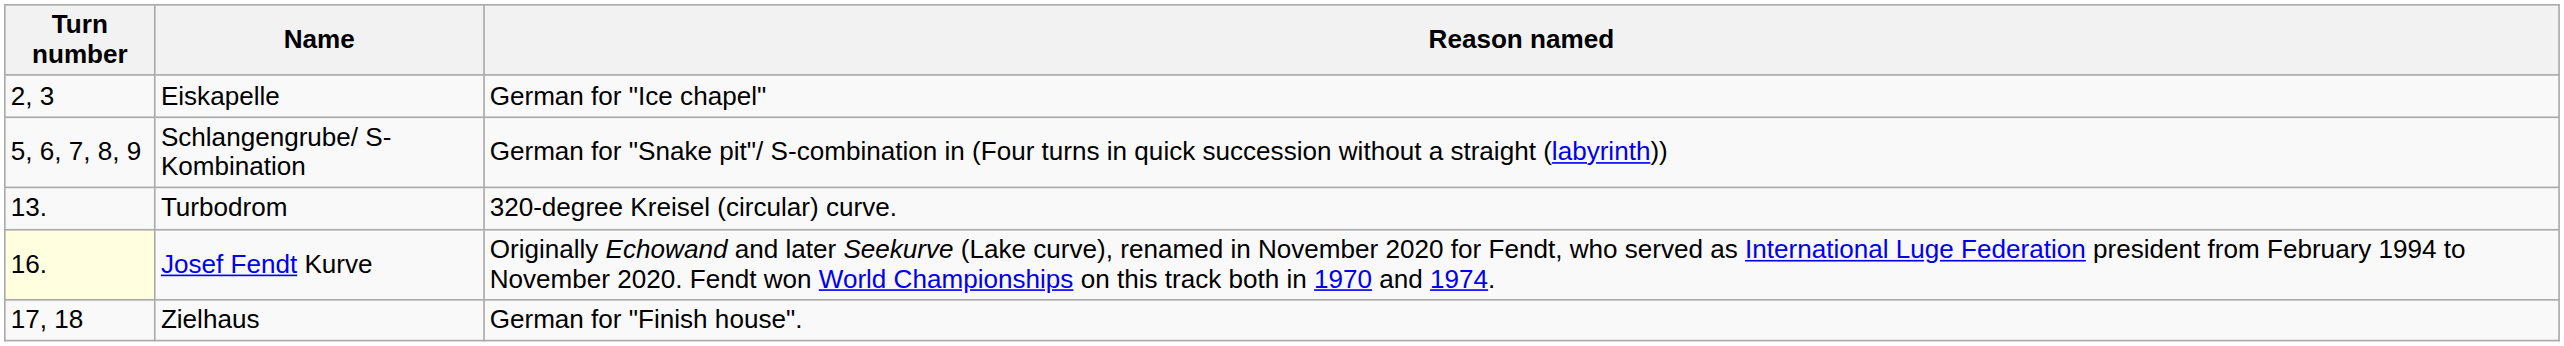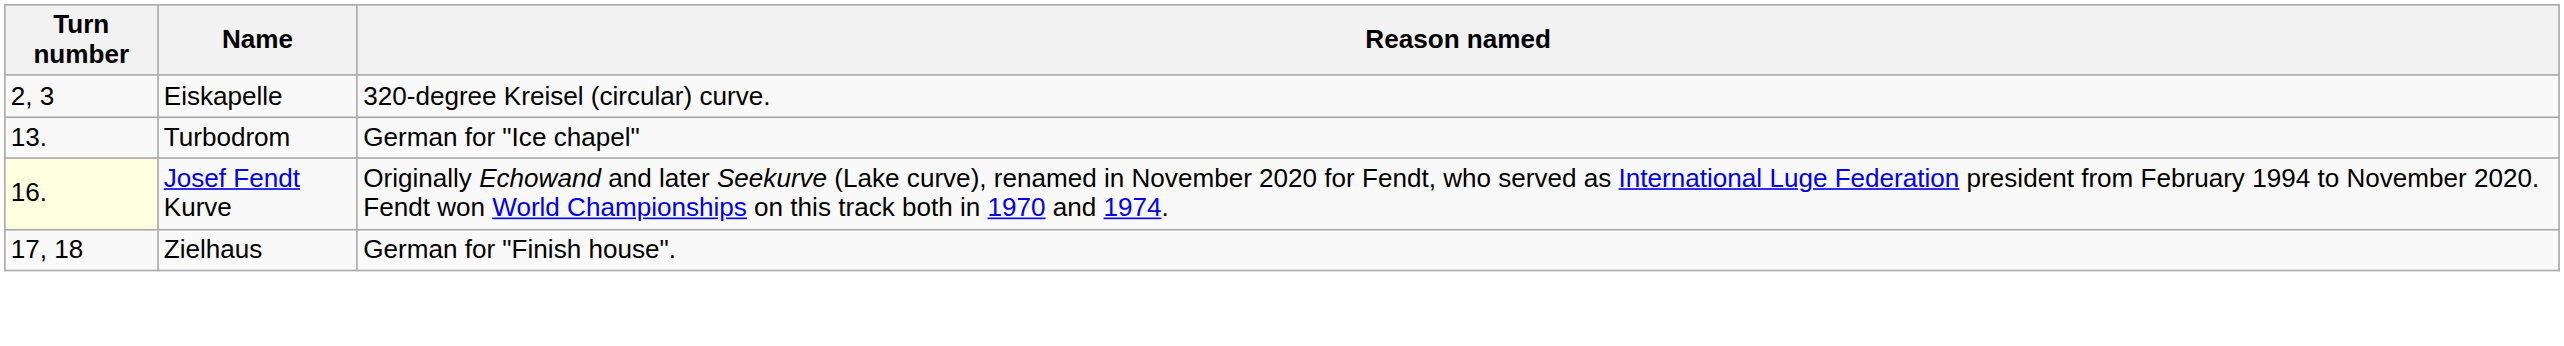(628, 95) German for "Ice chapel" -> (567, 95) 320-degree Kreisel (circular) curve.
- row: (276, 151)
(693, 207) 320-degree Kreisel (circular) curve. -> (501, 137) German for "Ice chapel"
